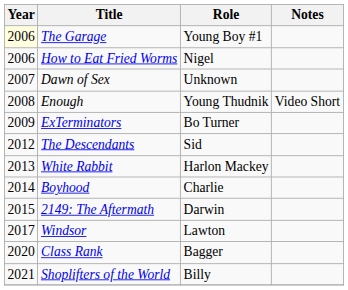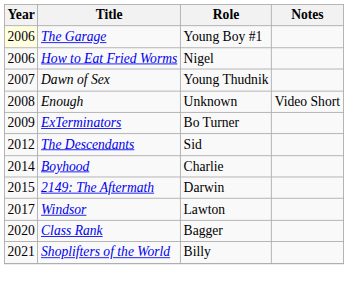(210, 79) Unknown -> (226, 79) Young Thudnik
(226, 101) Young Thudnik -> (210, 101) Unknown
- row: (77, 166)
